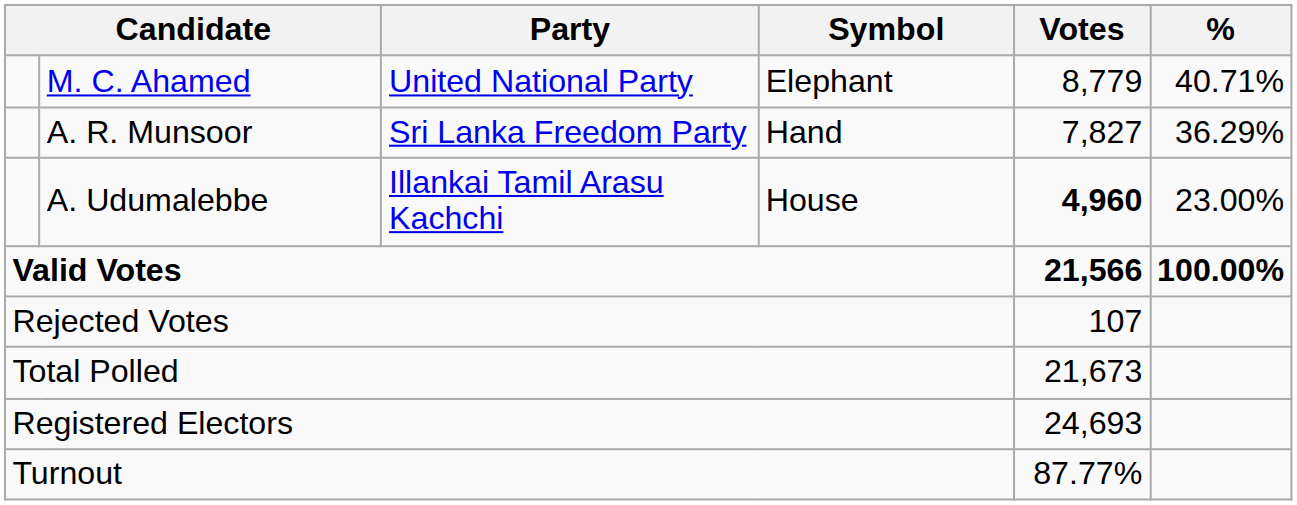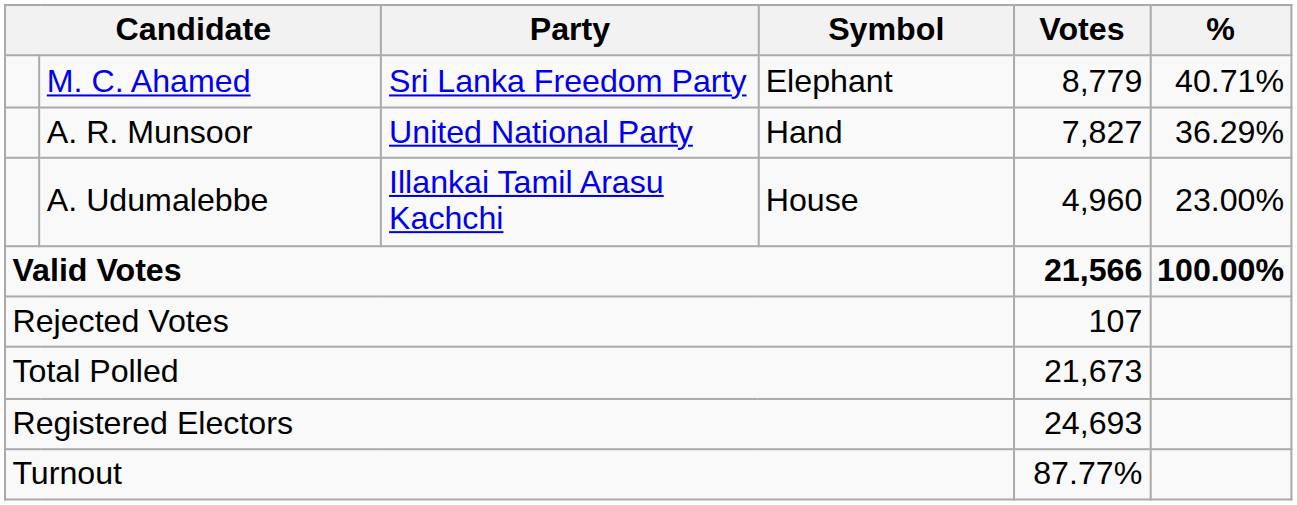(541, 81) United National Party -> (568, 81) Sri Lanka Freedom Party
(568, 132) Sri Lanka Freedom Party -> (541, 132) United National Party
(1102, 201) bold -> (1102, 201) normal
